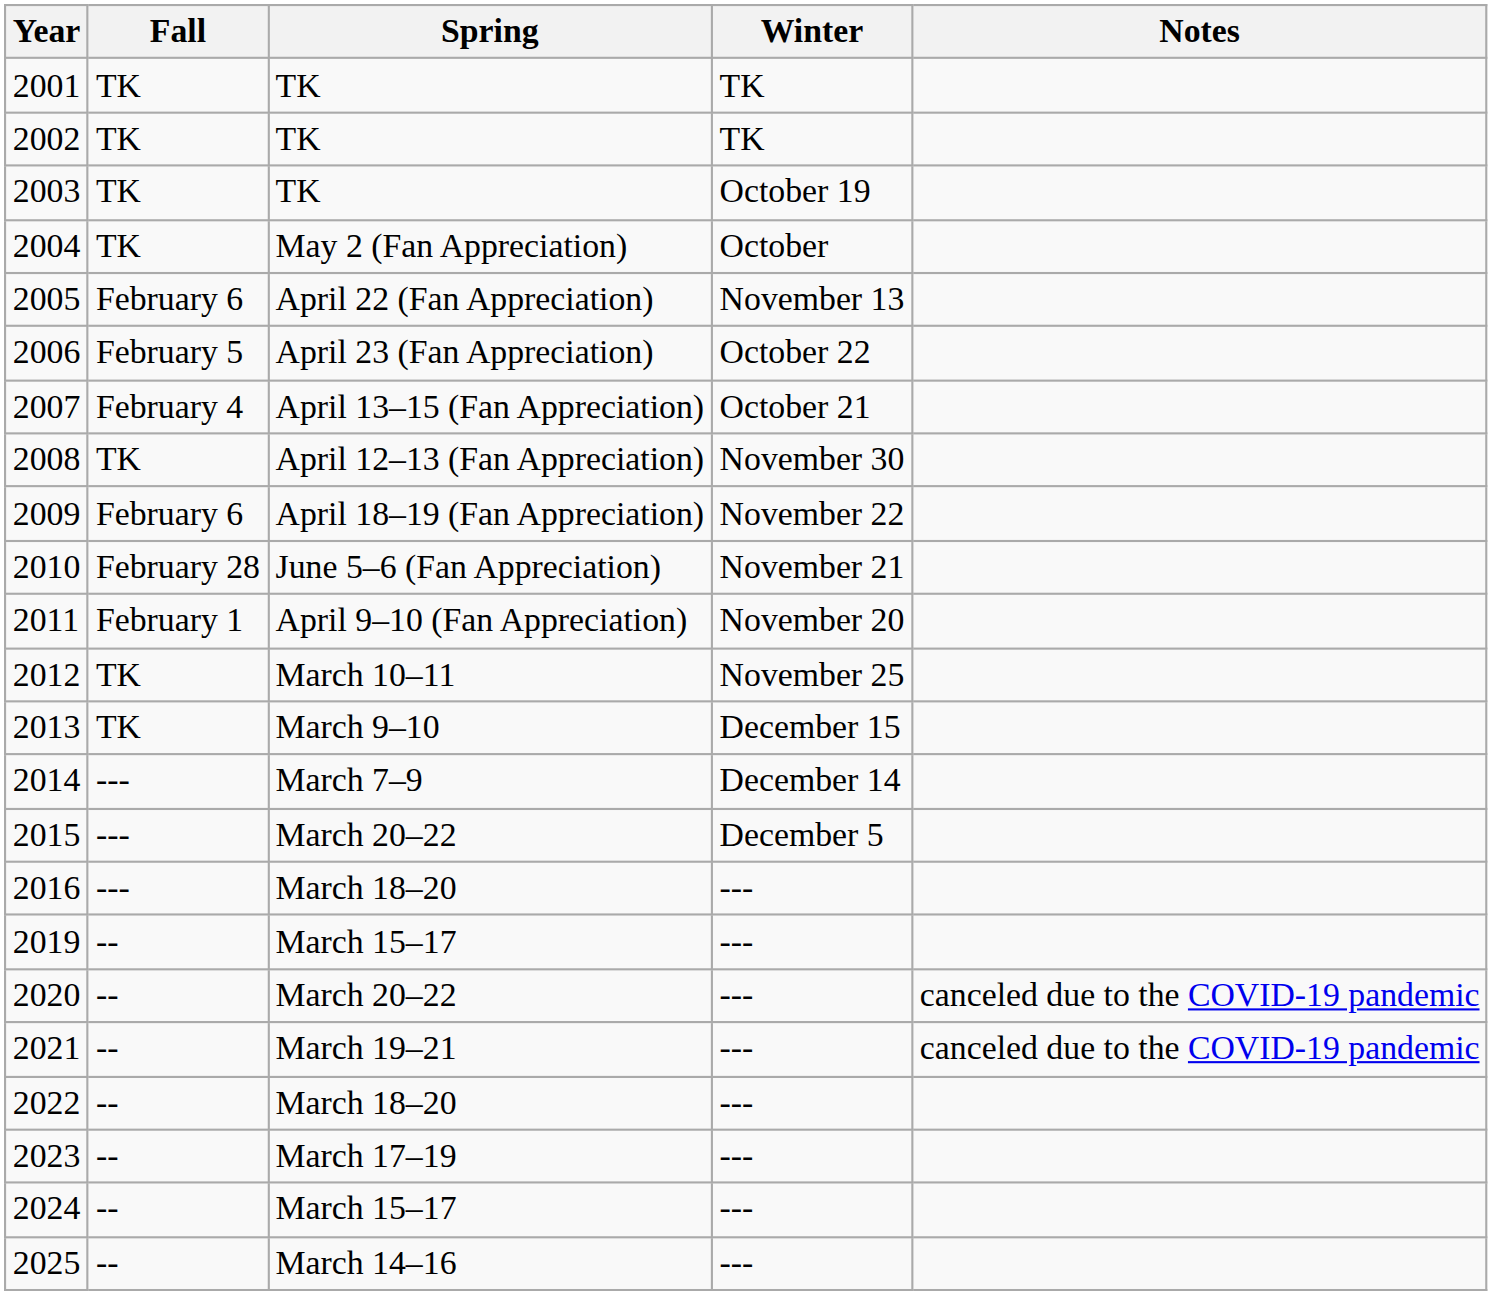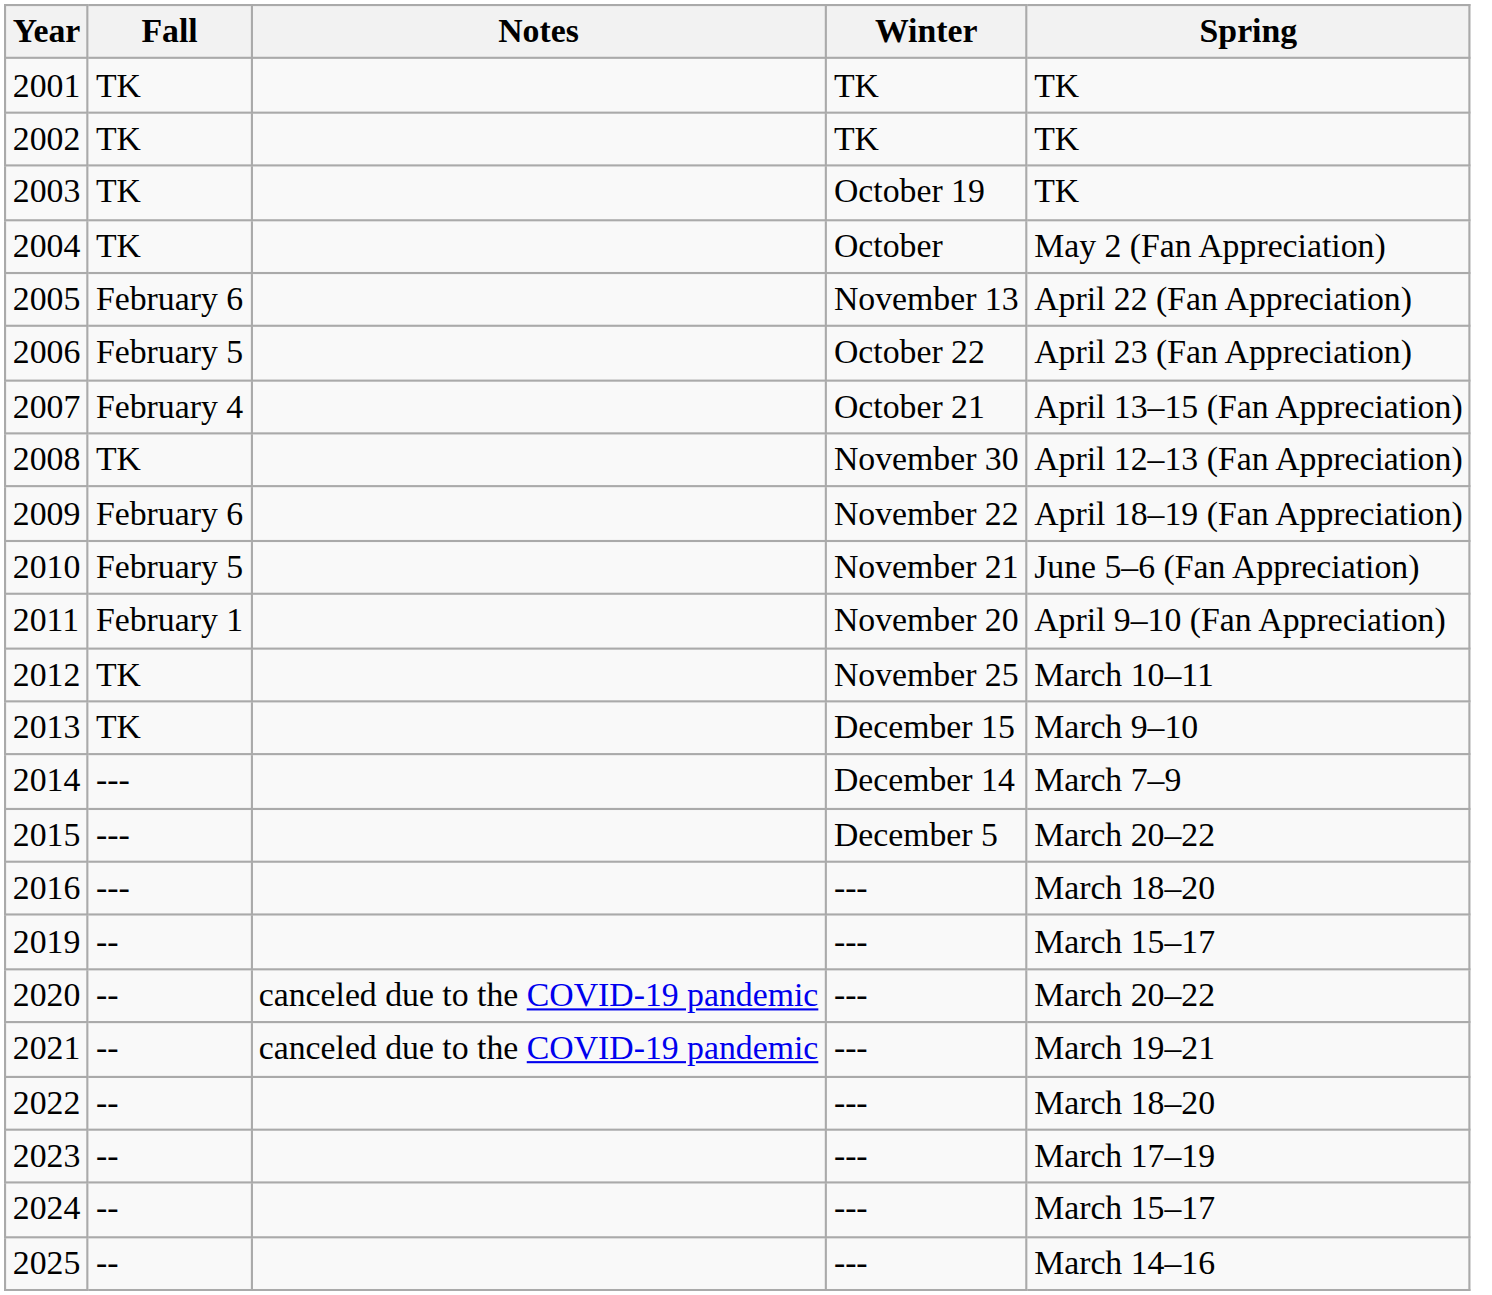columns swapped: (490, 31) <-> (1200, 31)
(178, 566) February 28 -> (170, 566) February 5
